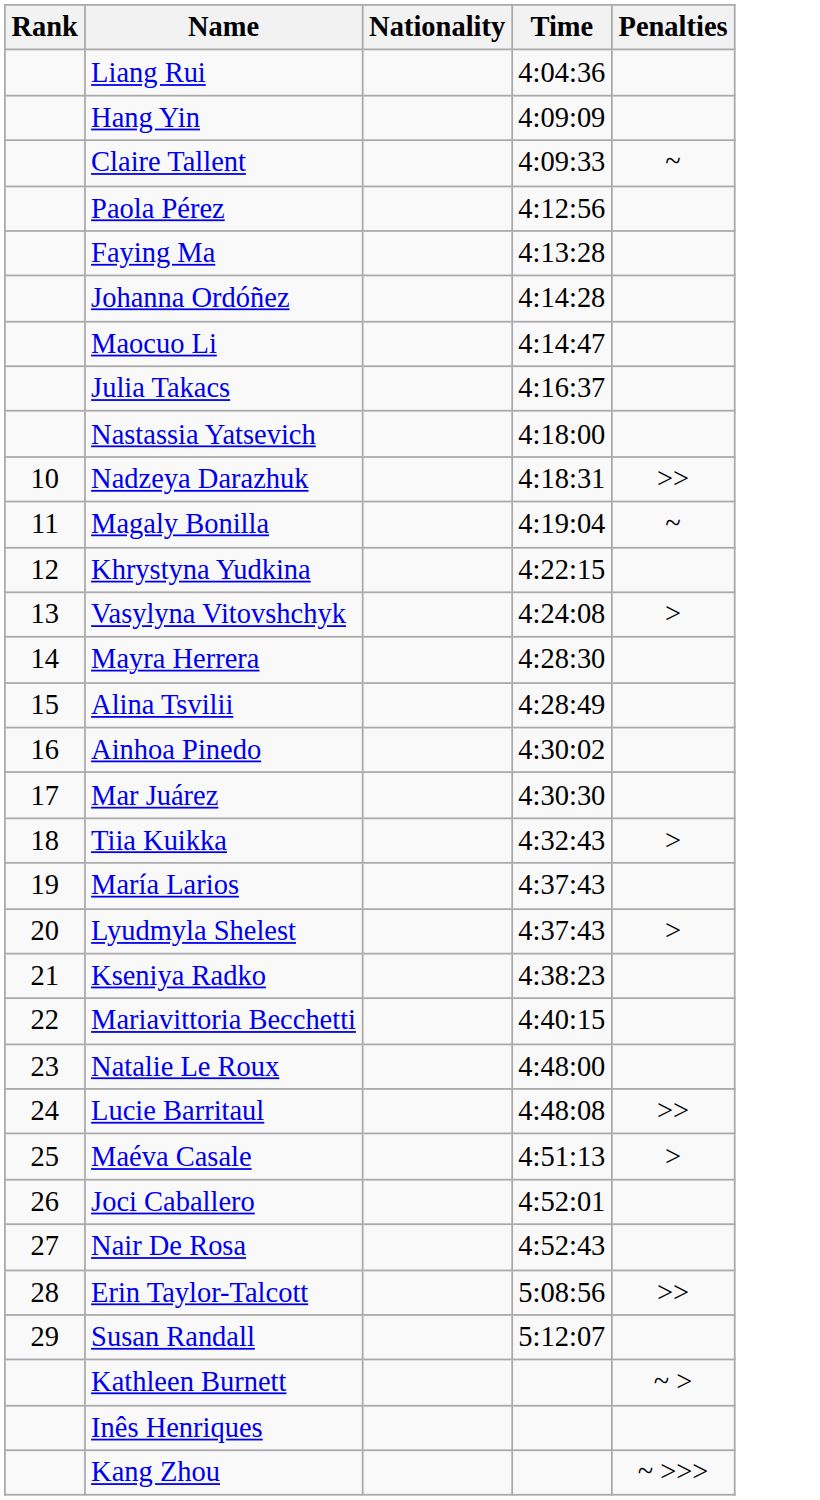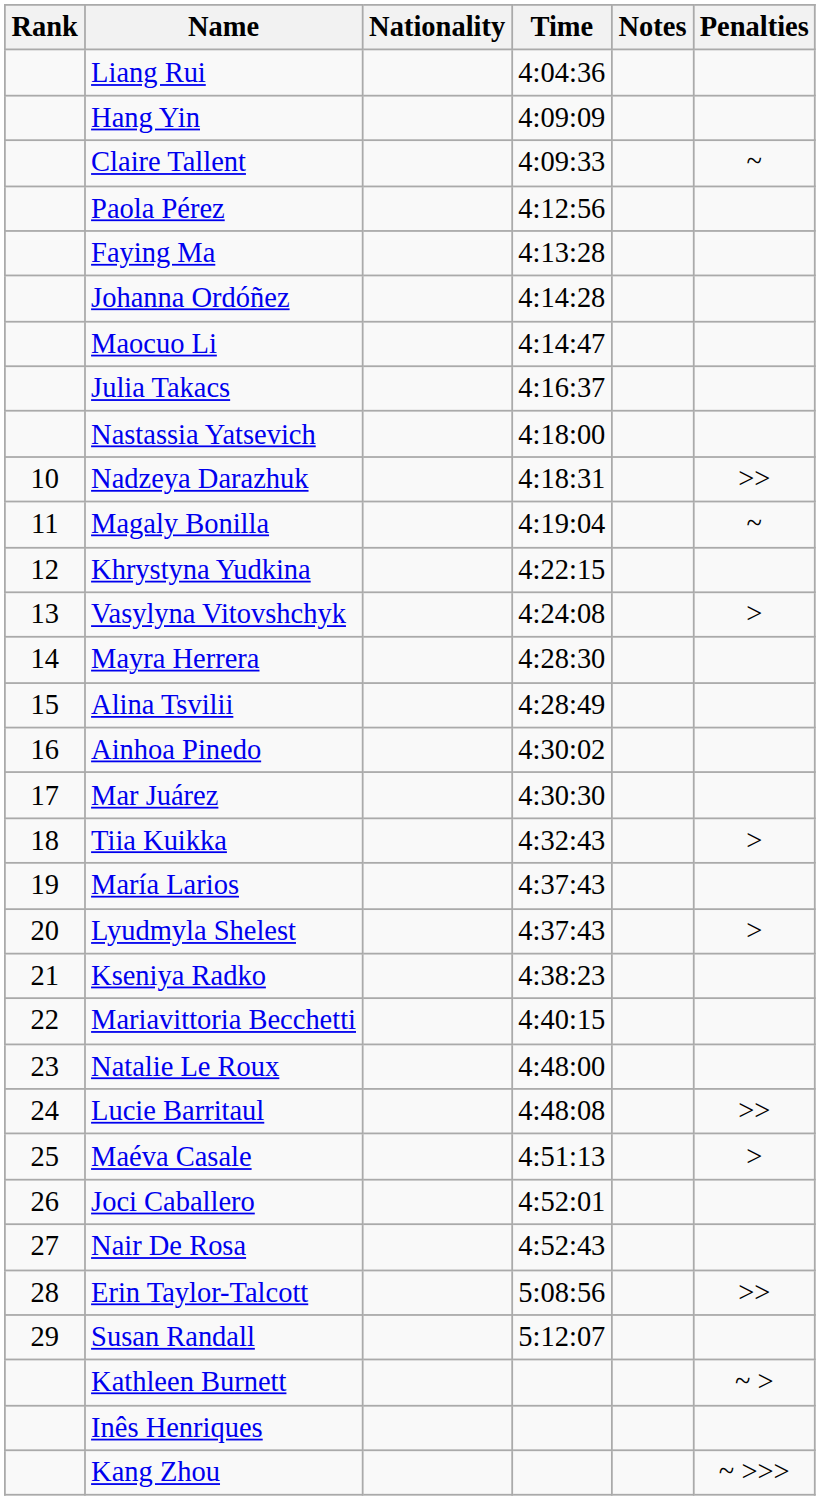+ column: (653, 27)
